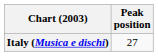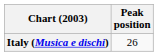(132, 42) 27 -> (132, 42) 26
